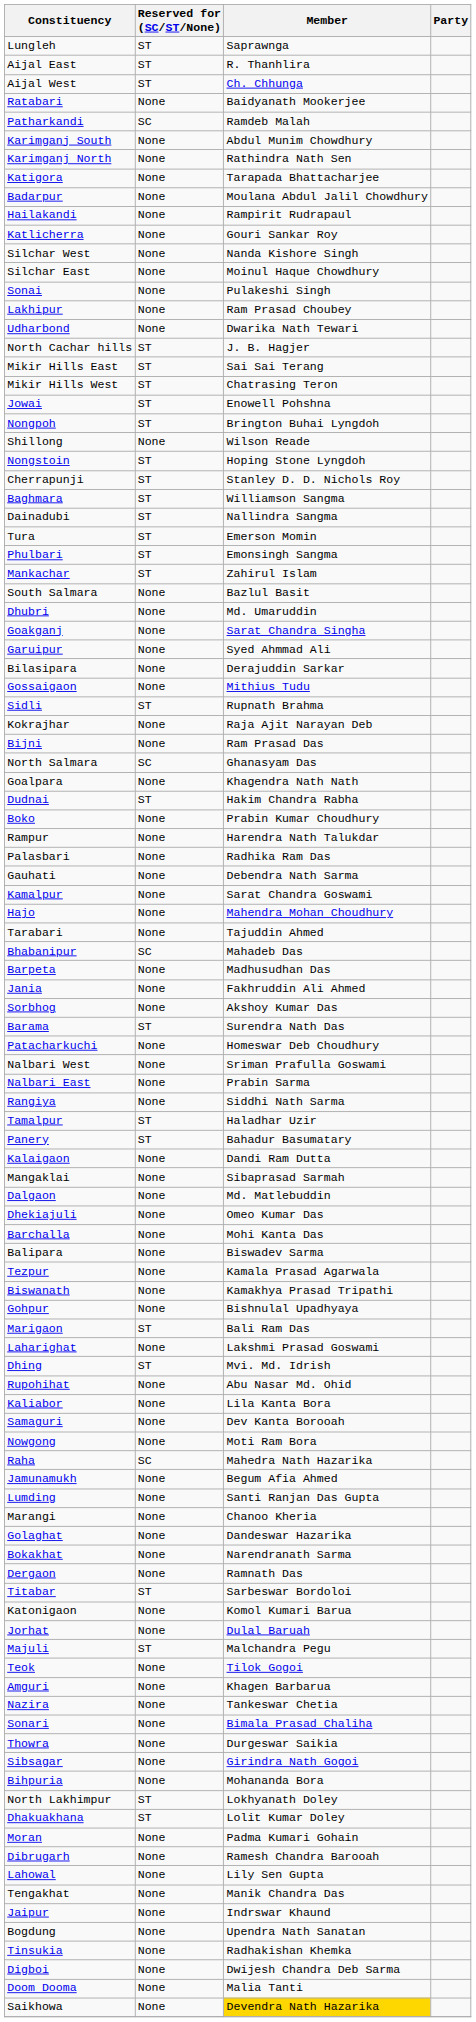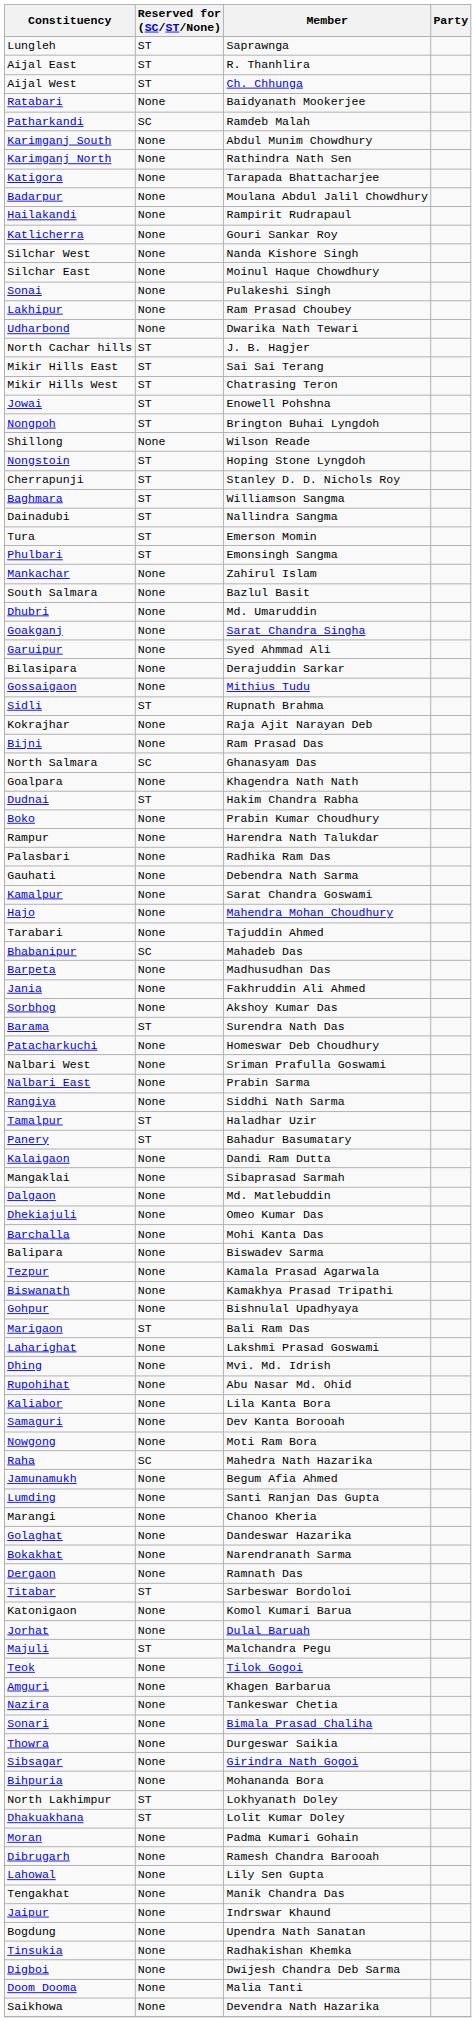(145, 574) ST -> (152, 574) None
(145, 1366) ST -> (152, 1366) None
(303, 2007) gold background -> (303, 2007) no background
